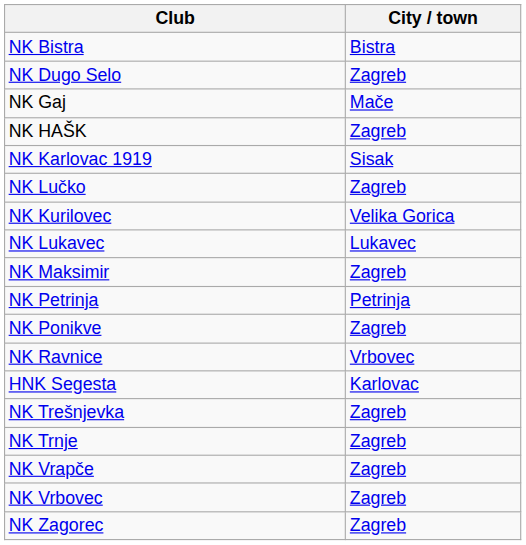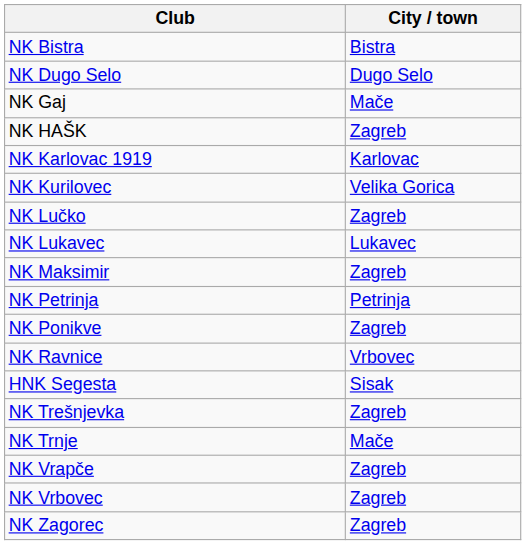(378, 74) Zagreb -> (391, 74) Dugo Selo
(372, 159) Sisak -> (384, 159) Karlovac
rows swapped: (60, 215) <-> (47, 187)
(384, 384) Karlovac -> (372, 384) Sisak
(378, 441) Zagreb -> (372, 441) Mače
